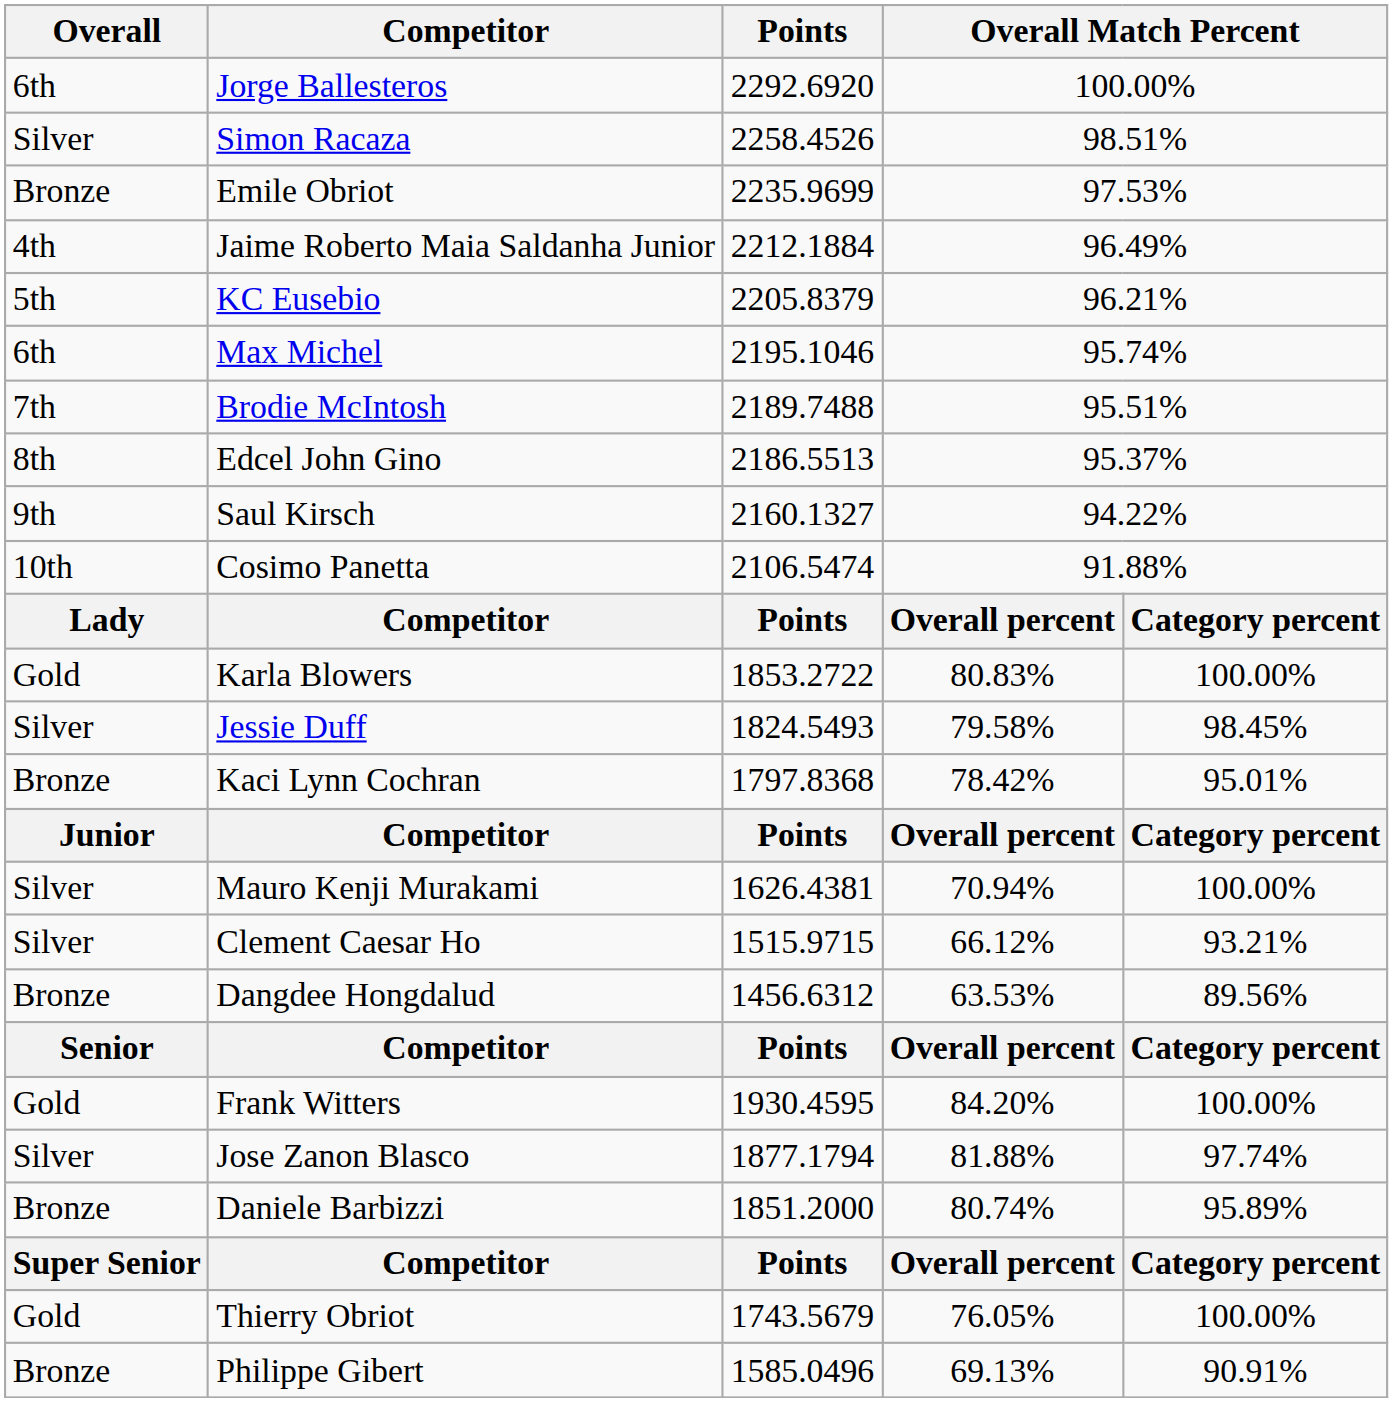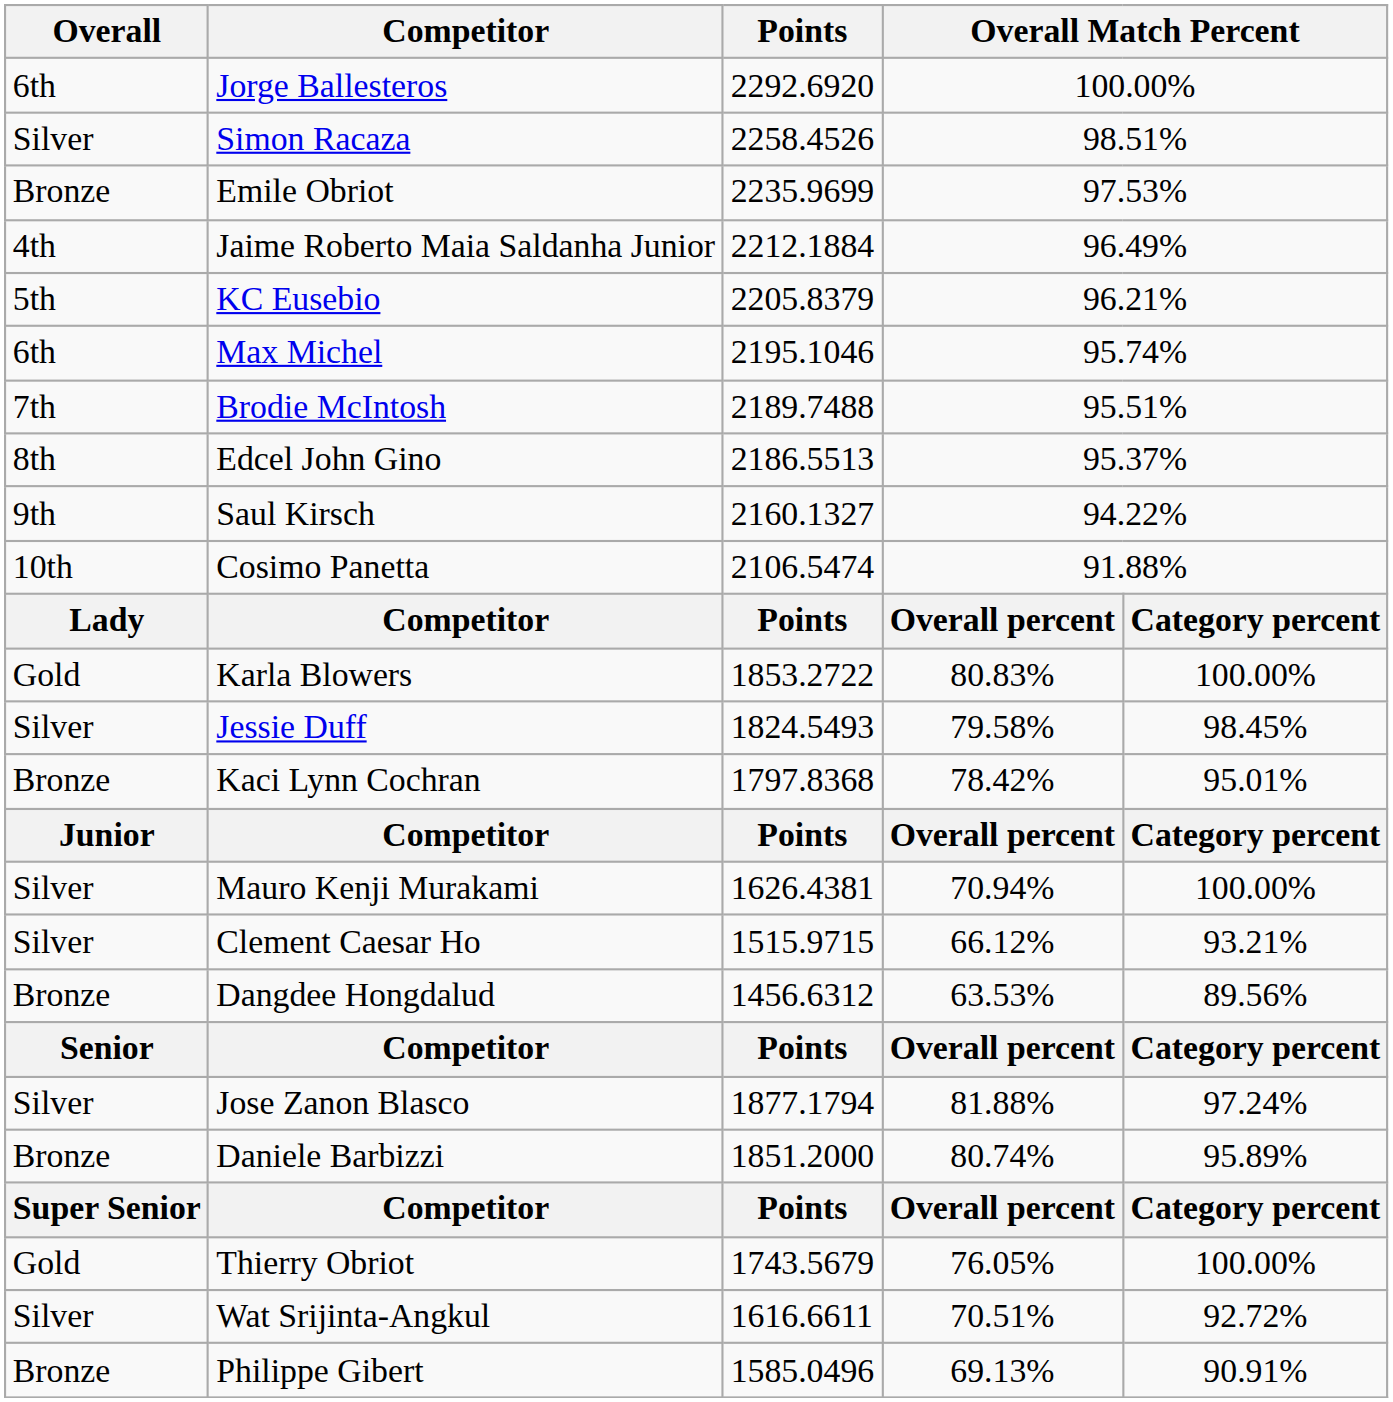- row: (309, 1102)
(1255, 1155) 97.74% -> (1255, 1102) 97.24%
+ row: (353, 1316)
